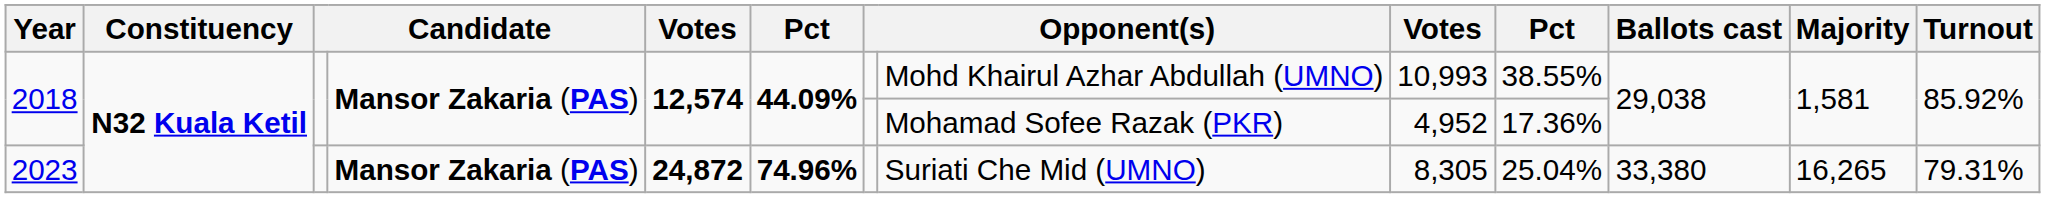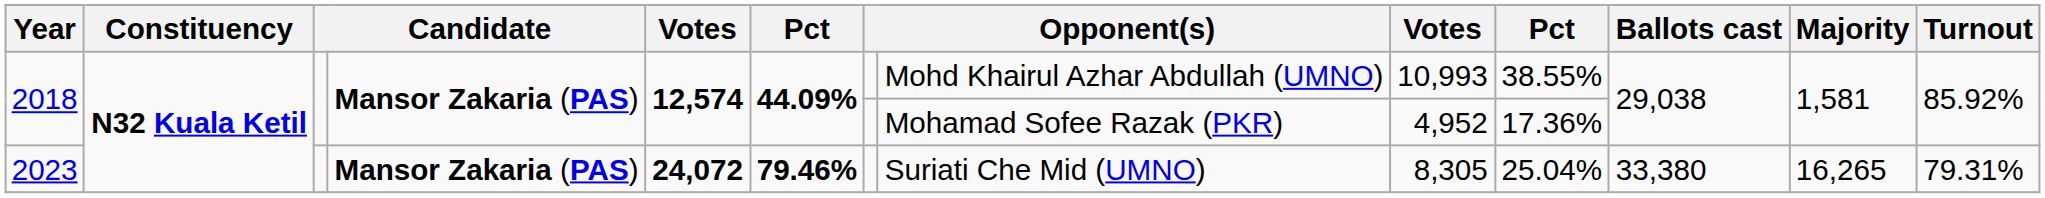(698, 169) 24,872 -> (698, 169) 24,072
(807, 169) 74.96% -> (807, 169) 79.46%
